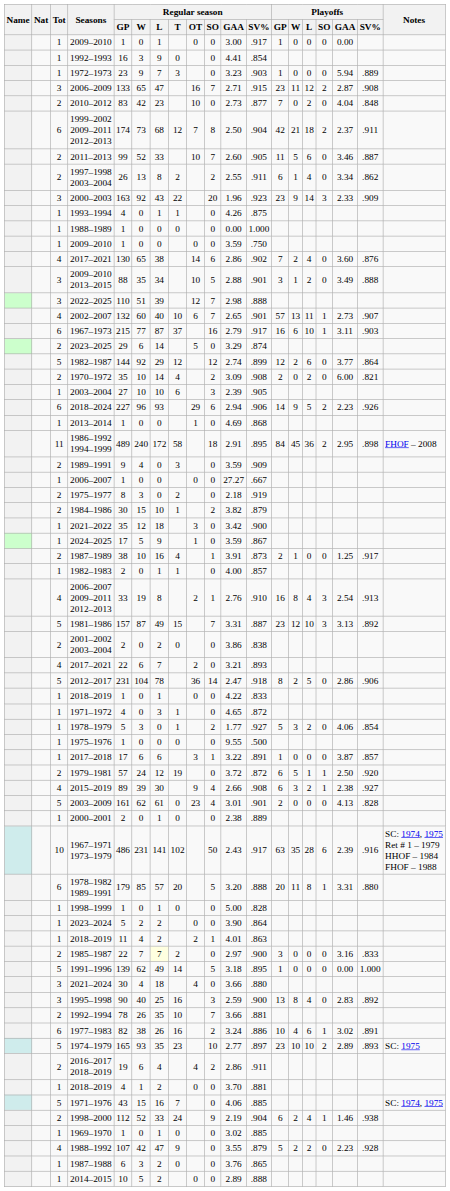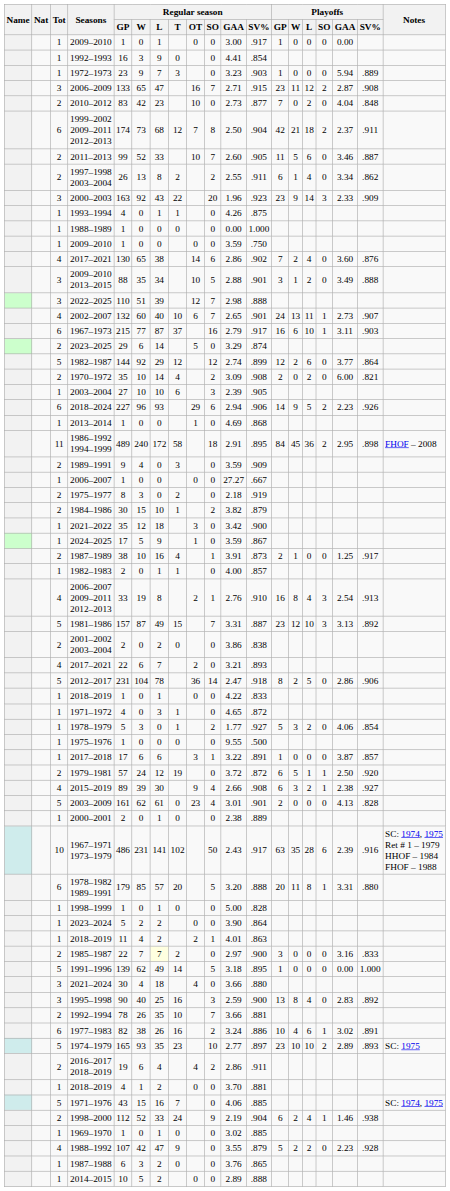(280, 316) 57 -> (280, 316) 24
